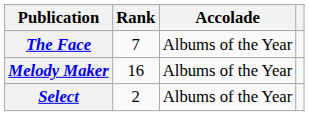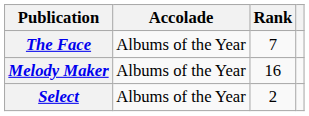columns swapped: (228, 17) <-> (136, 17)
